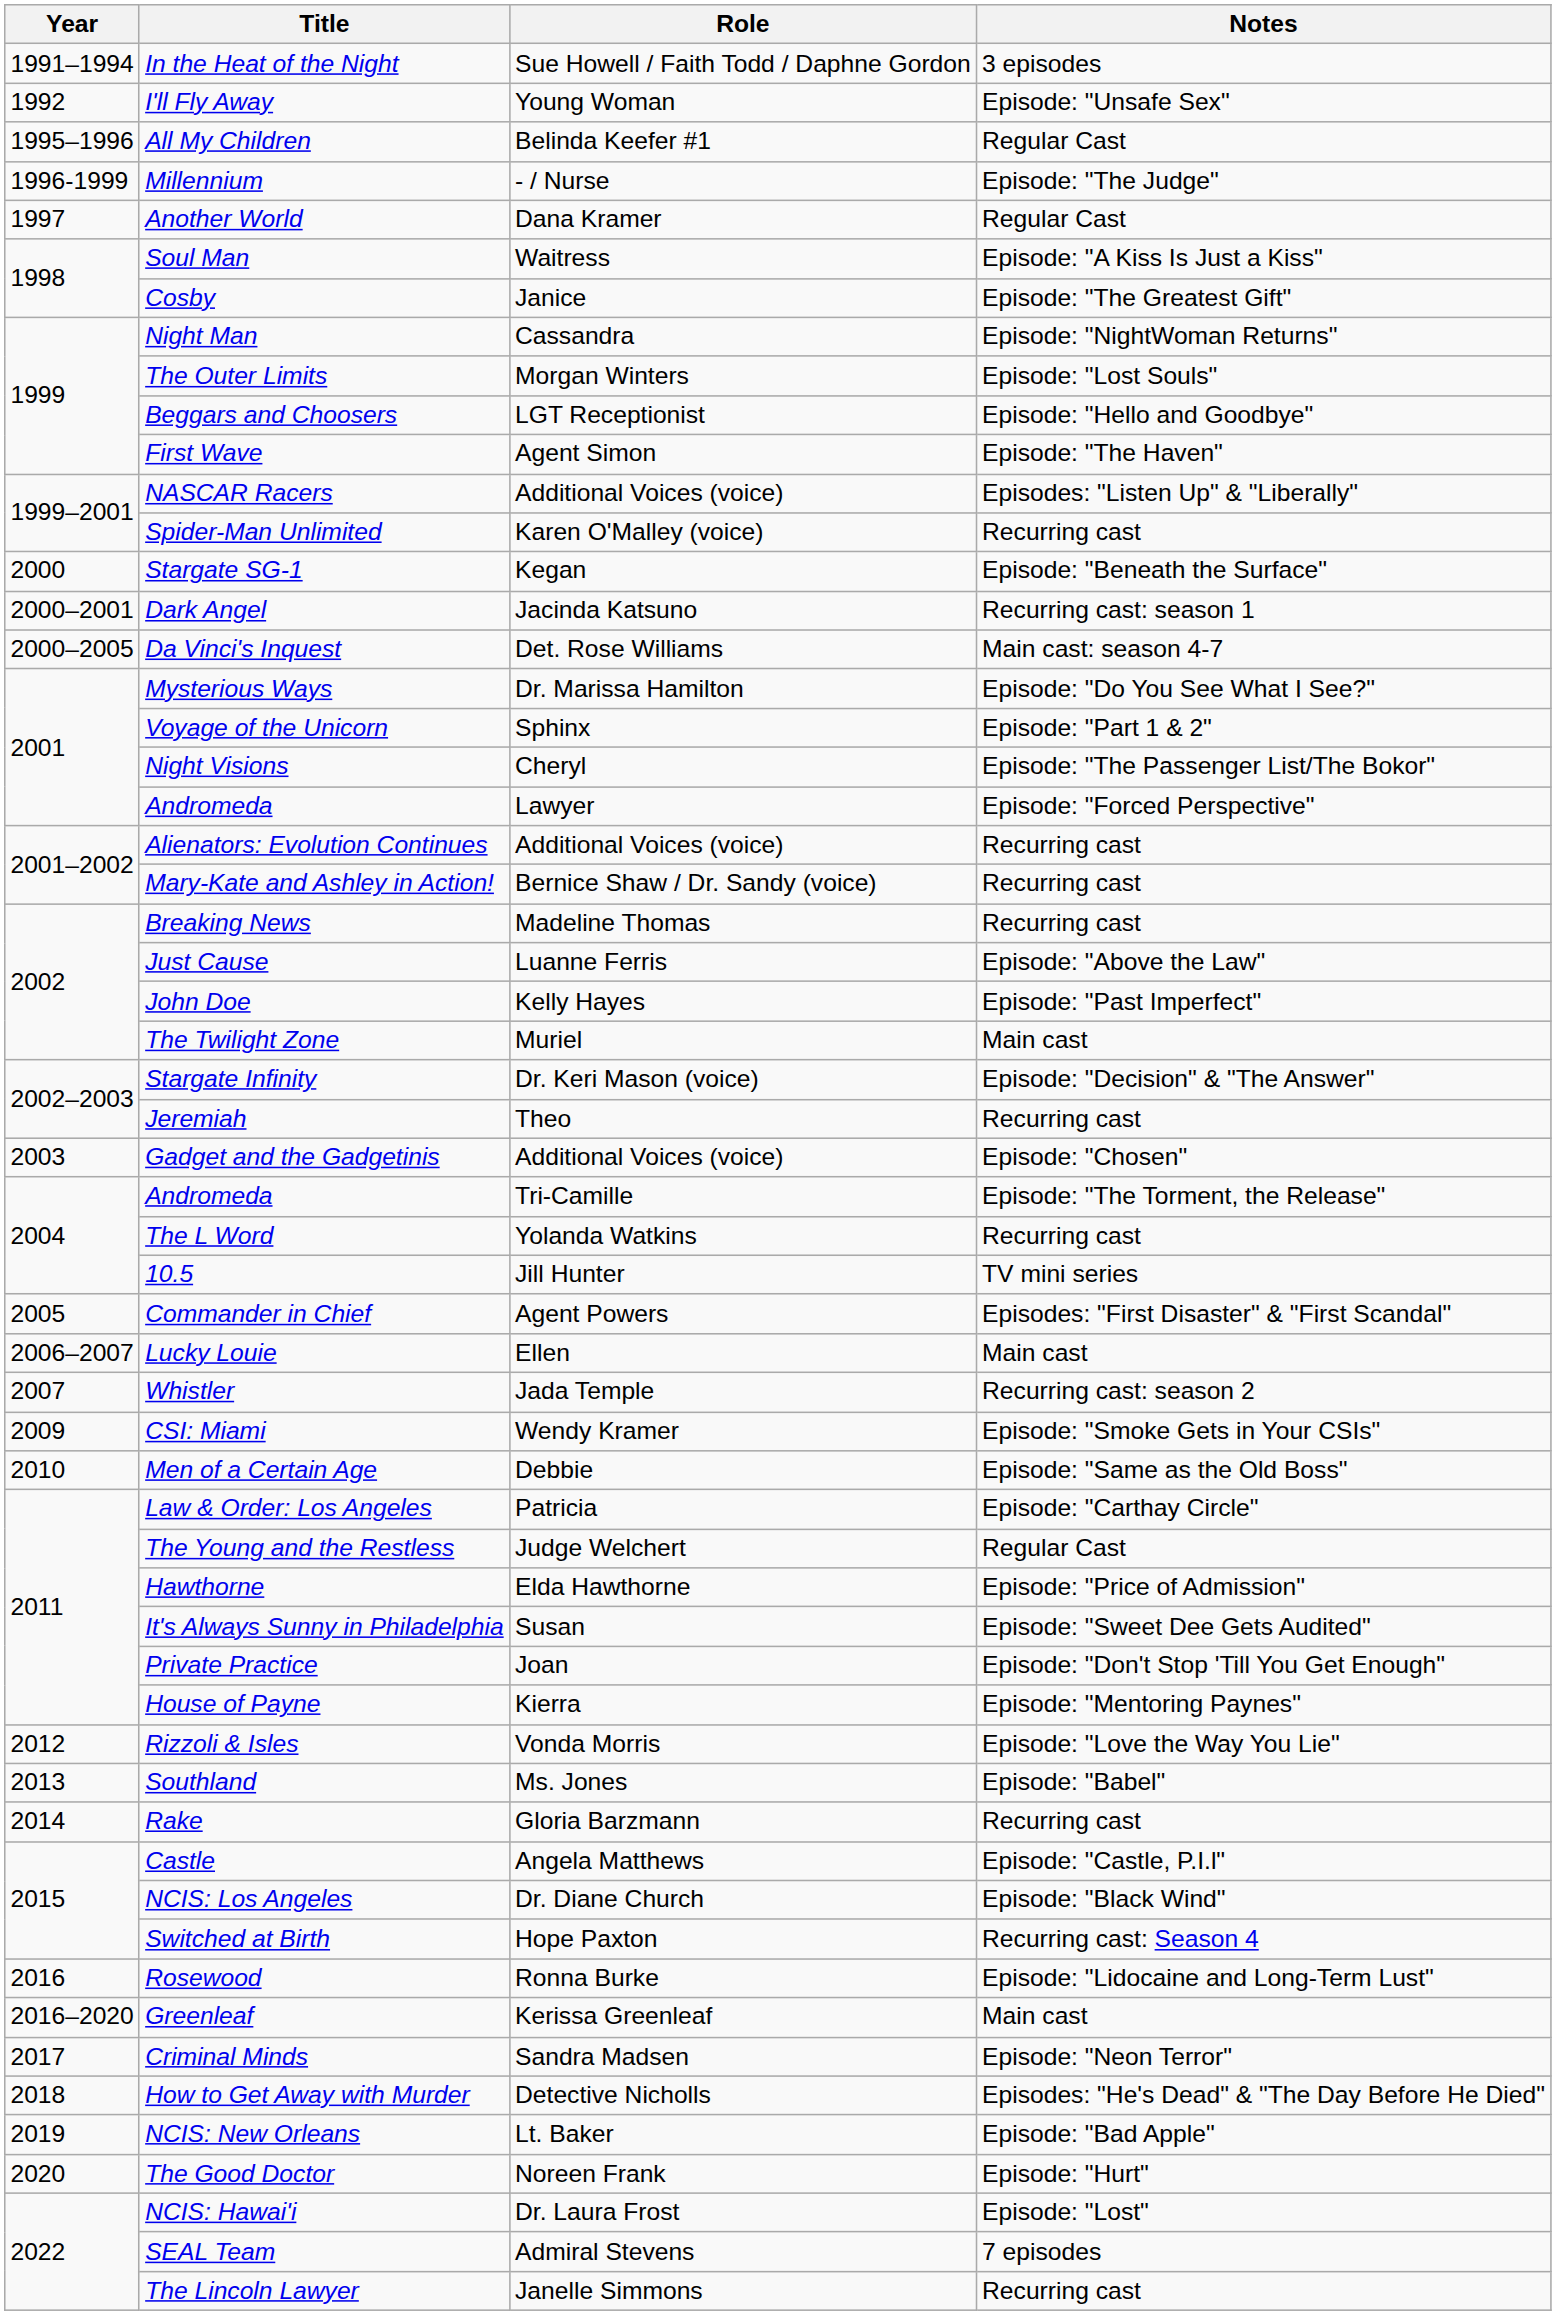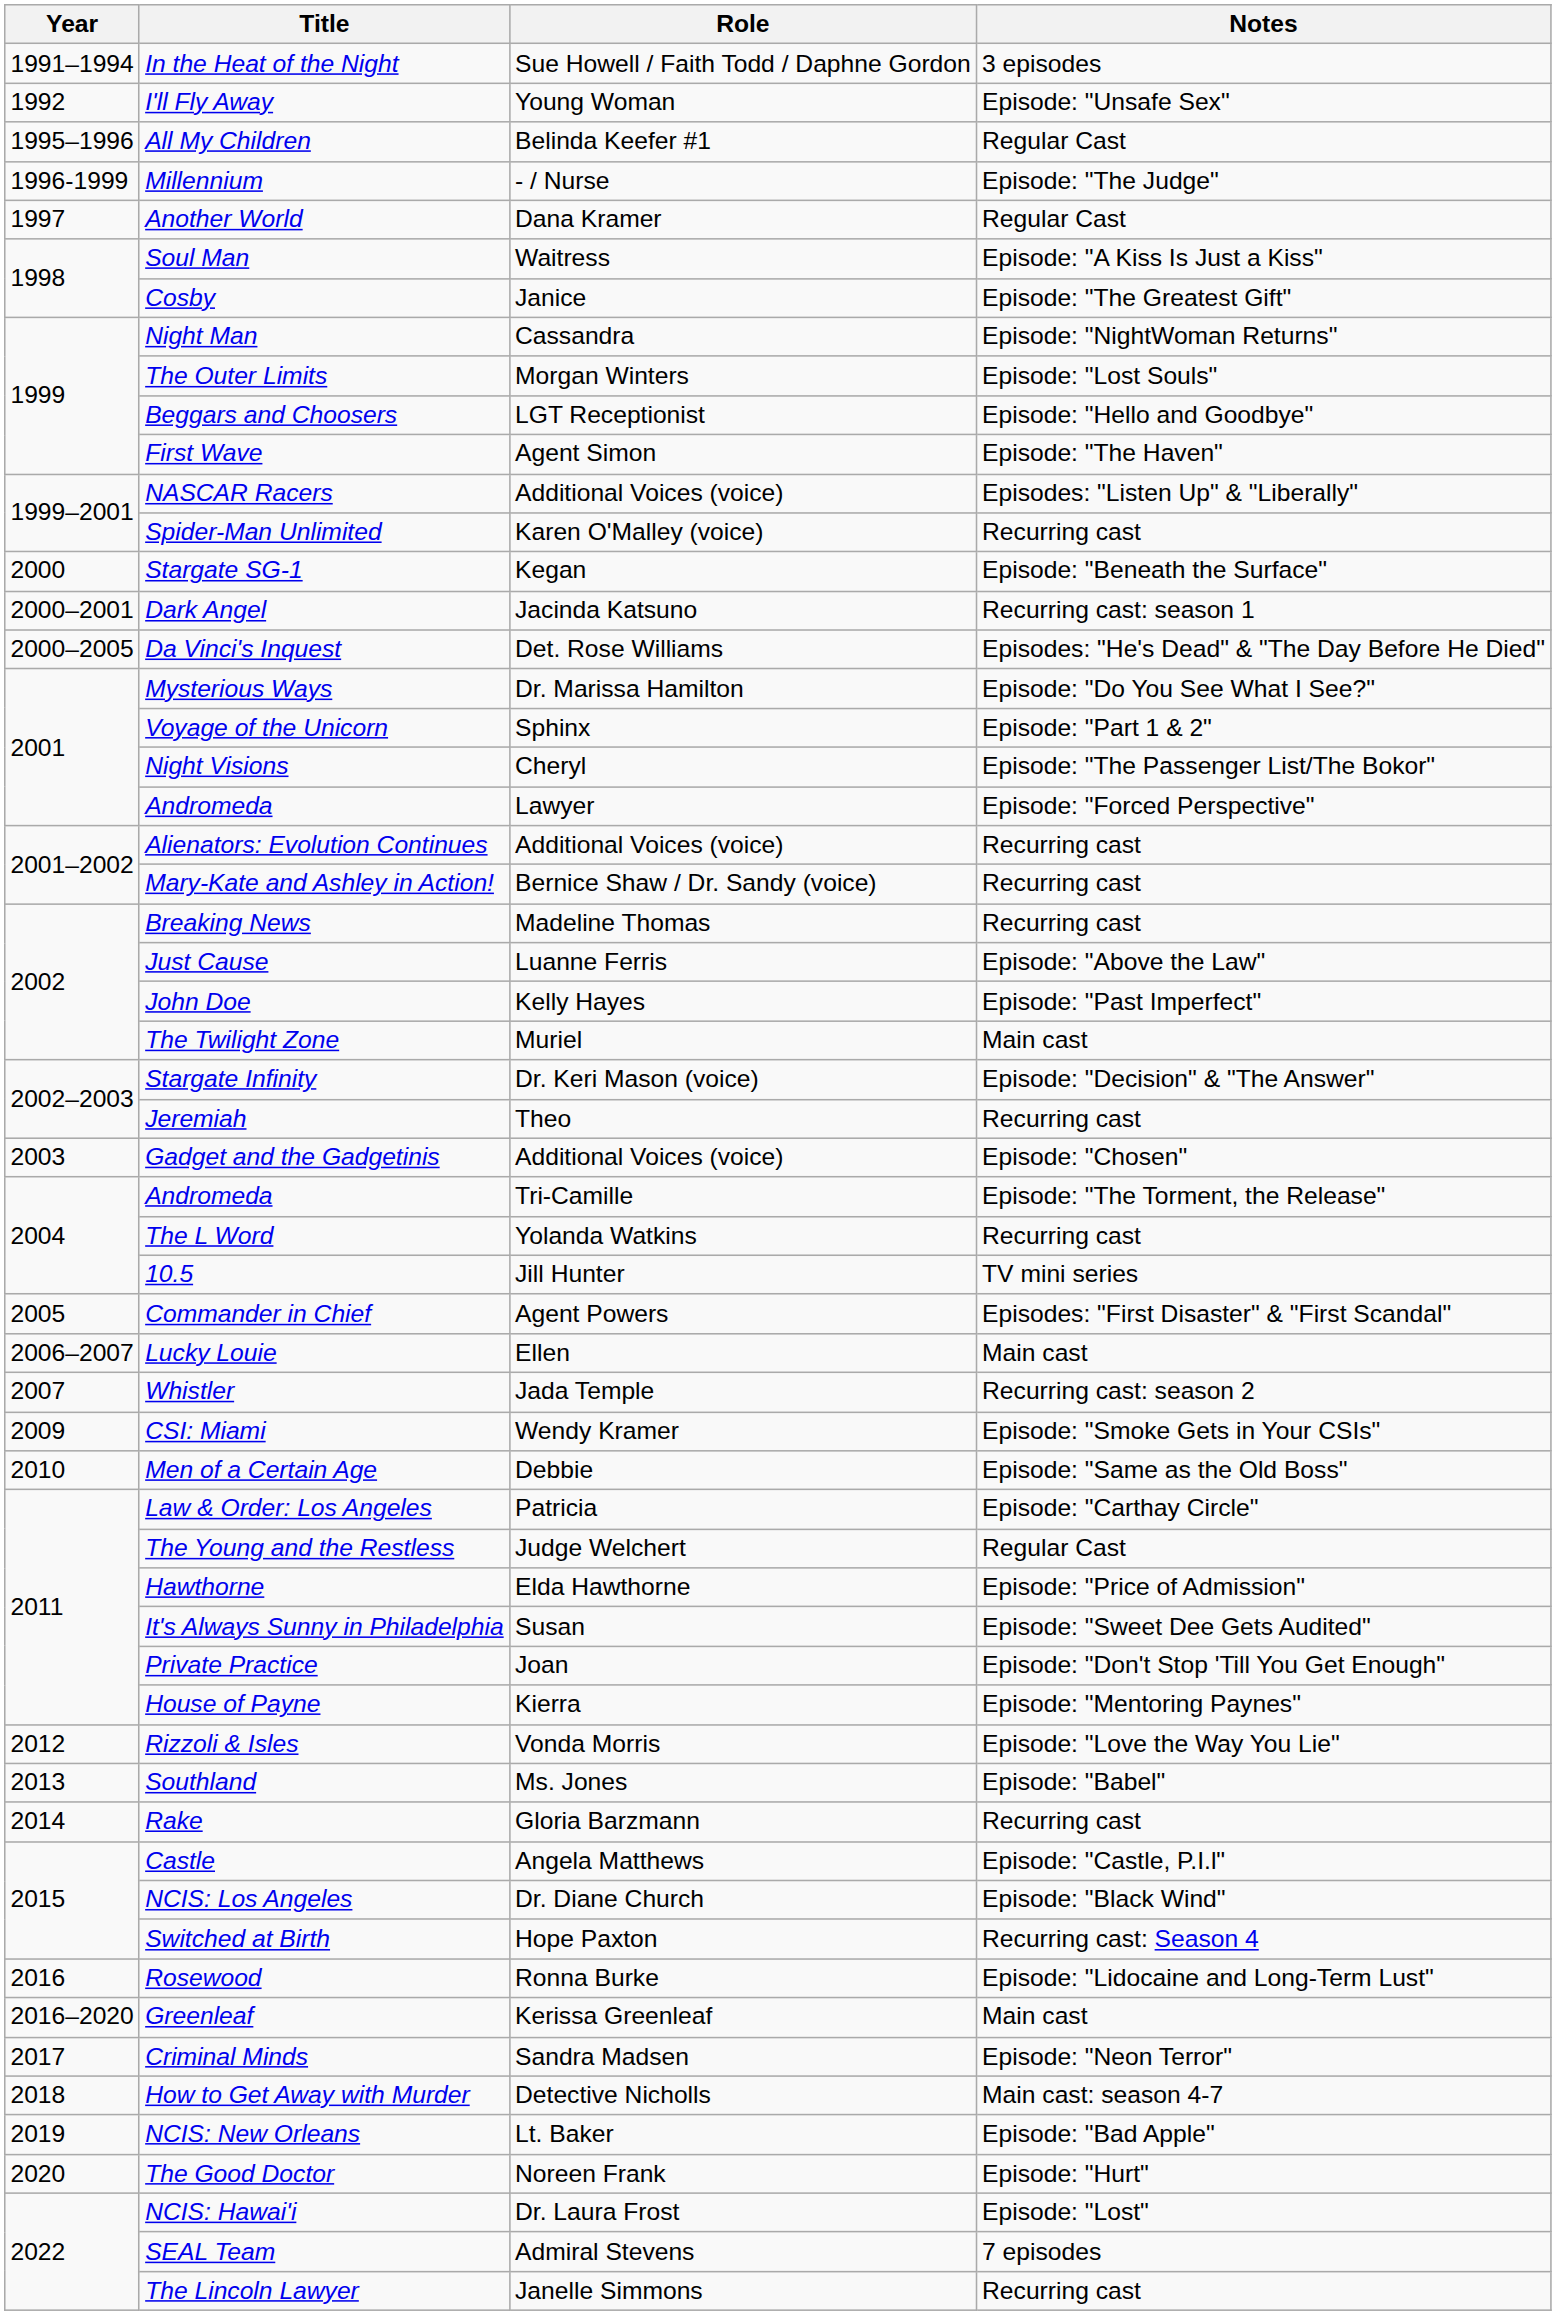(1103, 649) Main cast: season 4-7 -> (1264, 649) Episodes: "He's Dead" & "The Day Before He Died"
(1264, 2095) Episodes: "He's Dead" & "The Day Before He Died" -> (1103, 2095) Main cast: season 4-7
